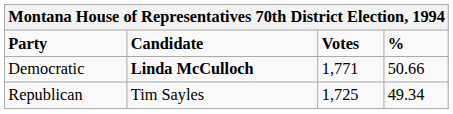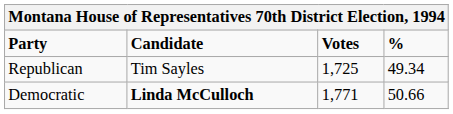rows swapped: (46, 69) <-> (45, 95)
